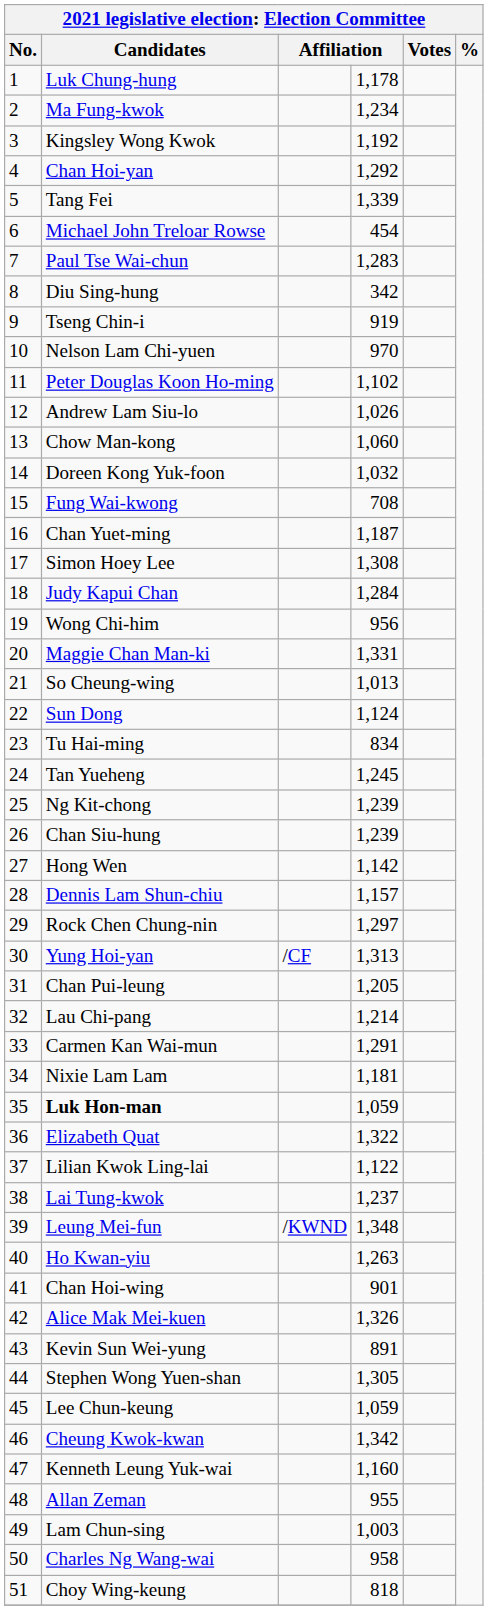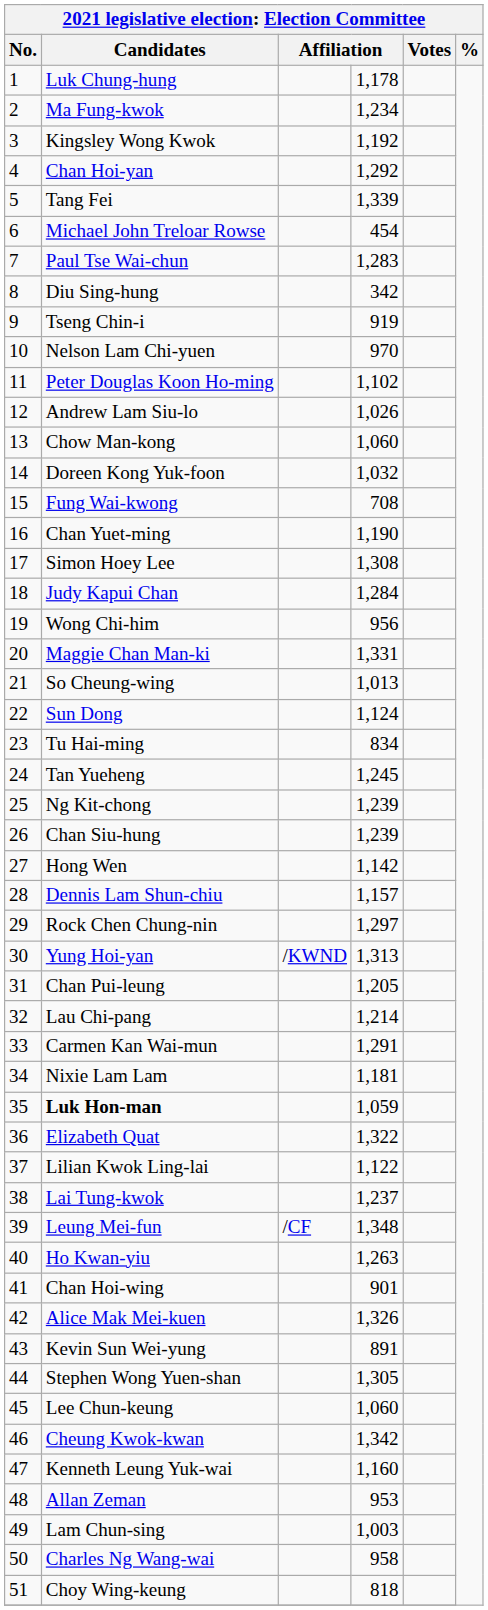(377, 532) 1,187 -> (377, 532) 1,190
(297, 955) /CF -> (315, 955) /KWND
(315, 1227) /KWND -> (297, 1227) /CF
(377, 1408) 1,059 -> (377, 1408) 1,060
(384, 1499) 955 -> (384, 1499) 953
